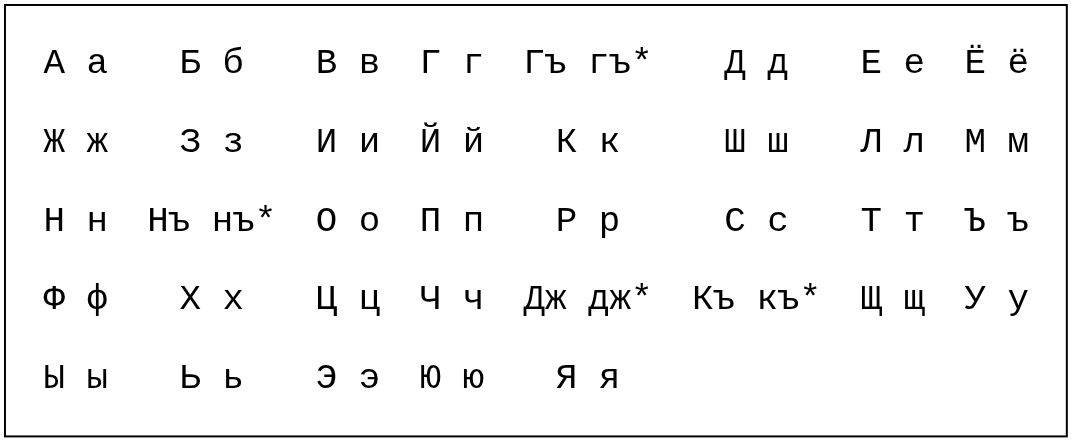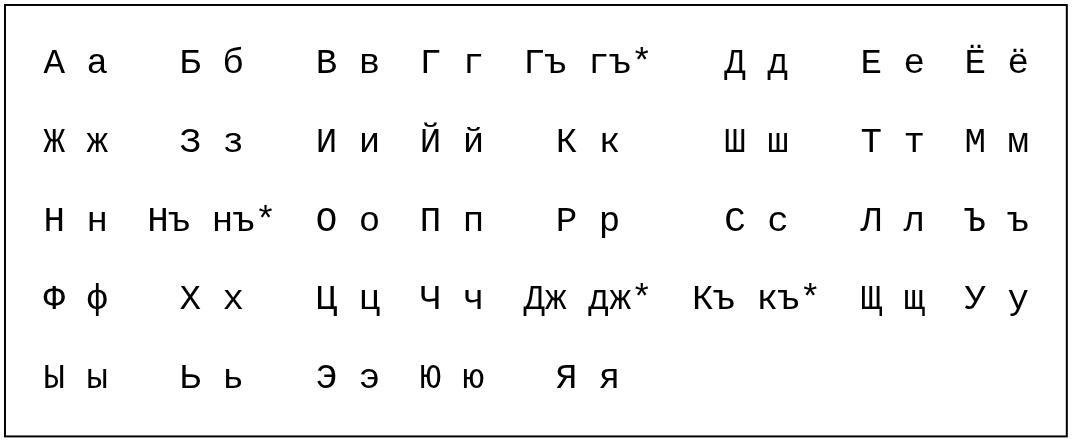(893, 142) Л л -> (893, 142) Т т
(893, 221) Т т -> (893, 221) Л л
